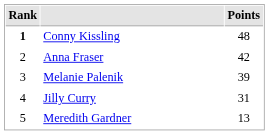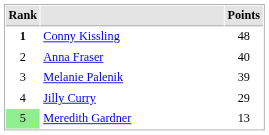(244, 57) 42 -> (244, 57) 40
(244, 98) 31 -> (244, 98) 29
(23, 118) no background -> (23, 118) lightgreen background
